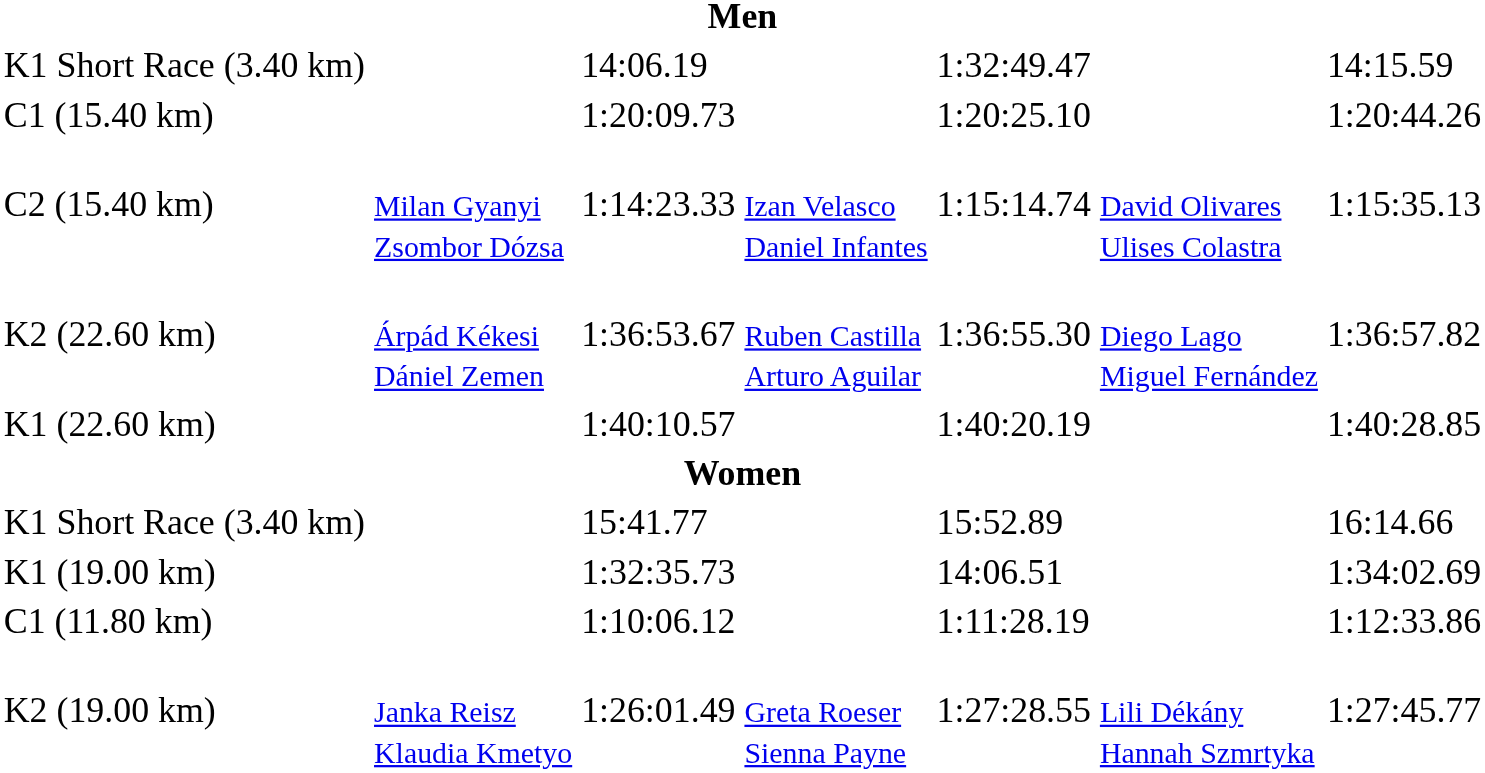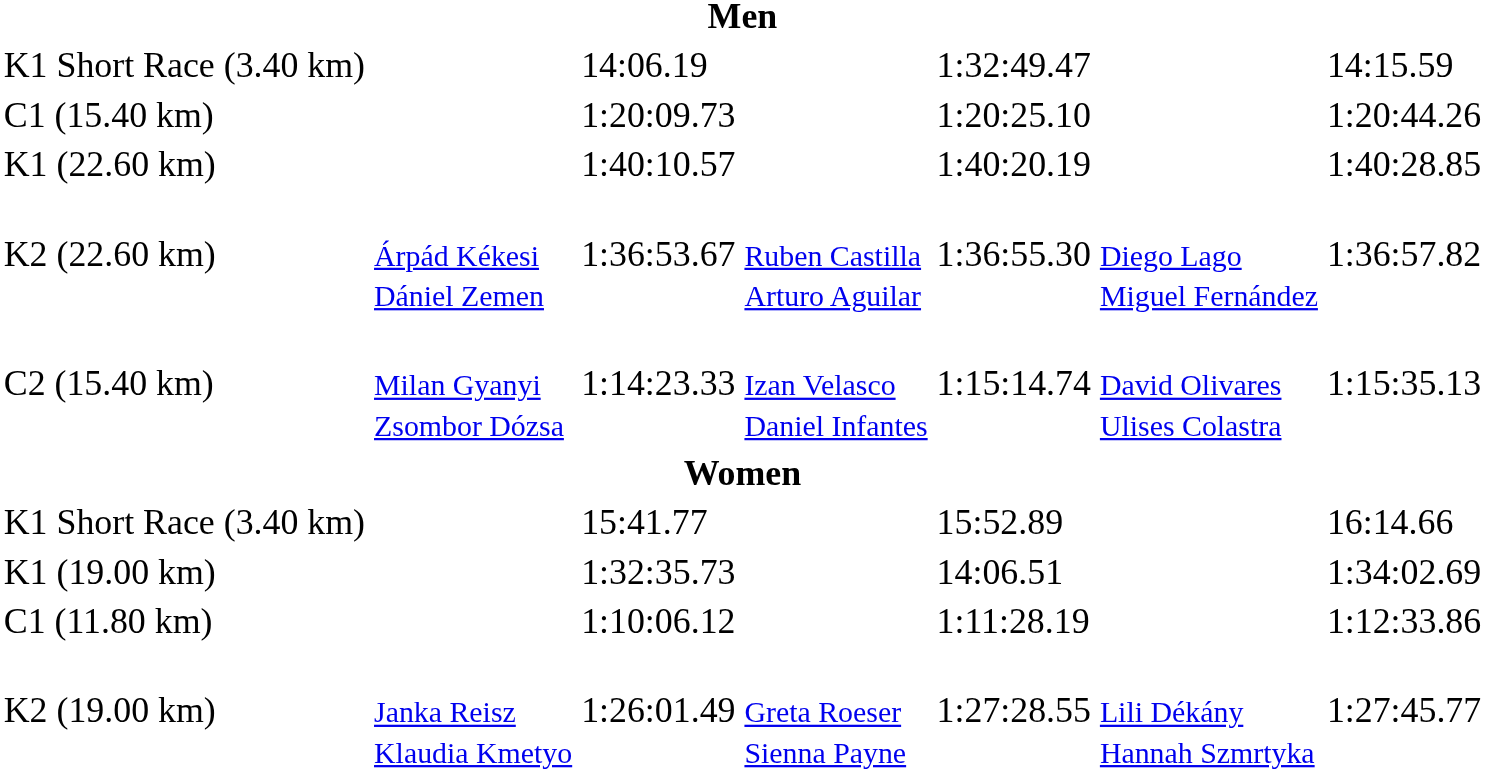rows swapped: (658, 423) <-> (658, 204)
